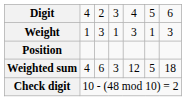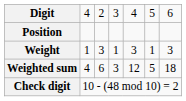rows swapped: (42, 50) <-> (42, 31)
